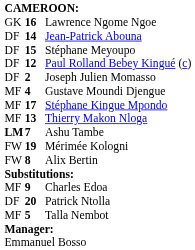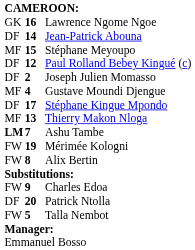(12, 50) DF -> (13, 50) MF
(13, 105) MF -> (12, 105) DF
(13, 187) MF -> (13, 187) FW
(13, 215) MF -> (13, 215) FW
